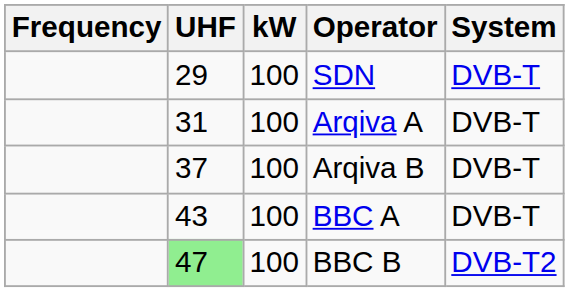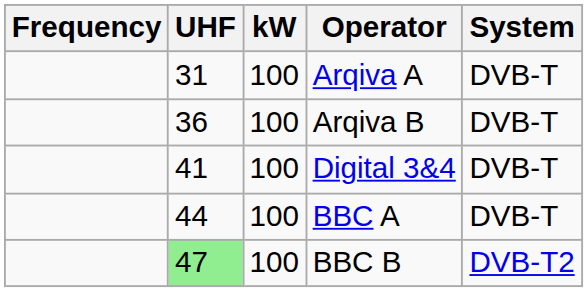- row: (344, 74)
(192, 168) 37 -> (192, 121) 36
+ row: (384, 168)
(192, 215) 43 -> (192, 215) 44
